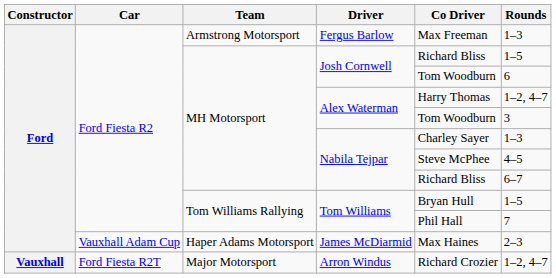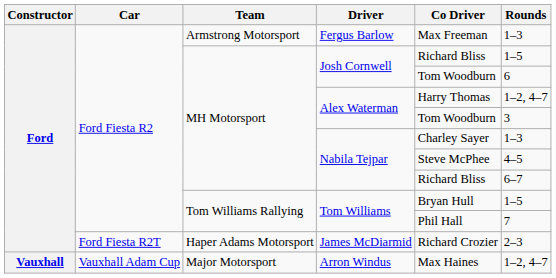(129, 241) Vauxhall Adam Cup -> (120, 241) Ford Fiesta R2T
(448, 241) Max Haines -> (458, 241) Richard Crozier
(120, 262) Ford Fiesta R2T -> (129, 262) Vauxhall Adam Cup
(458, 262) Richard Crozier -> (448, 262) Max Haines
